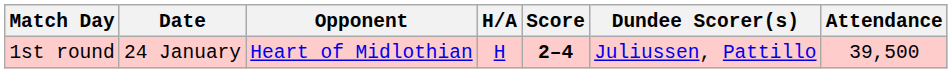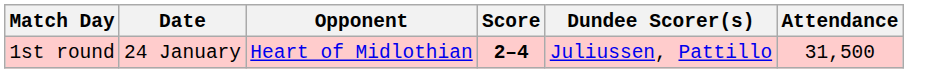- column: (499, 21)
(884, 52) 39,500 -> (840, 52) 31,500
